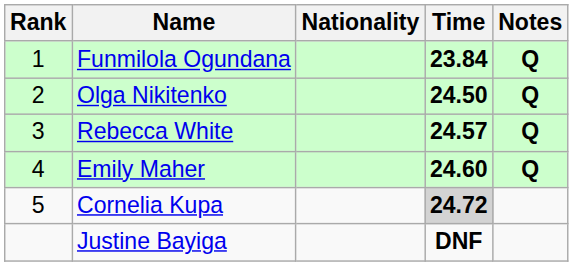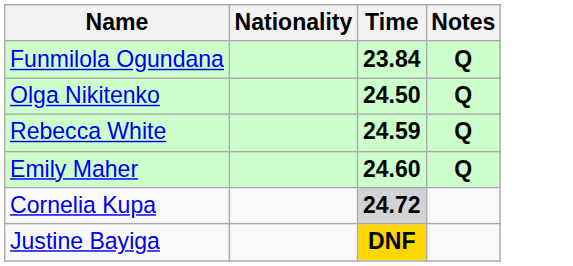- column: (38, 22)
(459, 132) 24.57 -> (392, 132) 24.59
(459, 242) no background -> (392, 242) gold background
